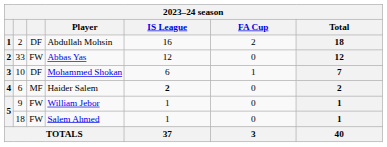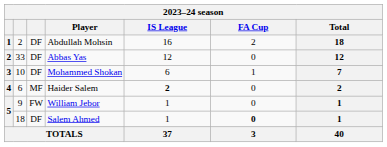(36, 57) FW -> (36, 57) DF
(36, 118) FW -> (36, 118) DF
(253, 118) normal -> (253, 118) bold
